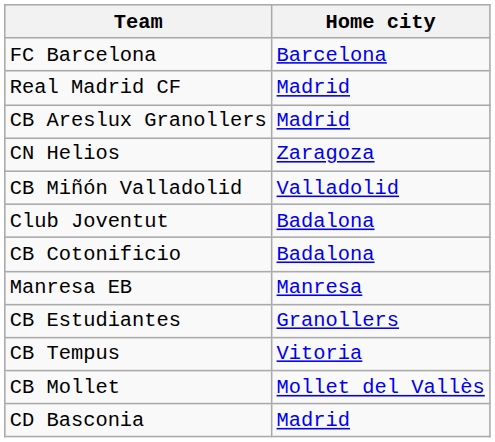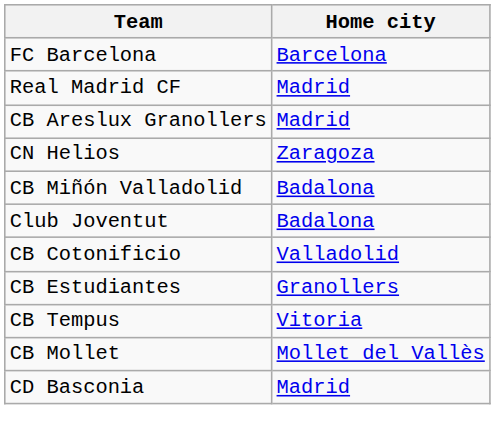(338, 188) Valladolid -> (326, 188) Badalona
(326, 254) Badalona -> (338, 254) Valladolid
- row: (71, 288)
